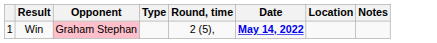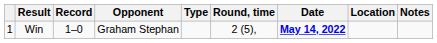+ column: (74, 13)
(96, 30) pink background -> (138, 30) no background
